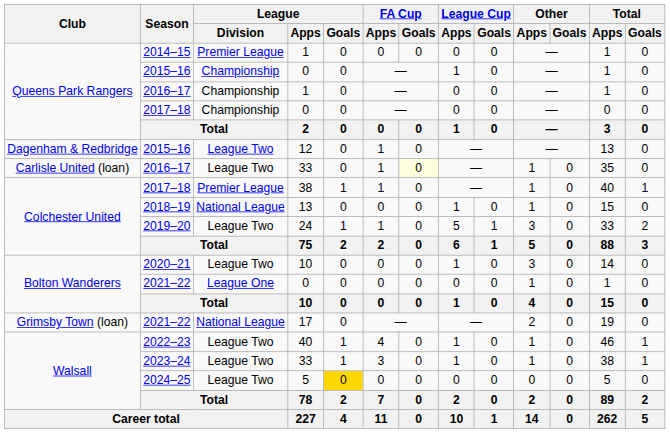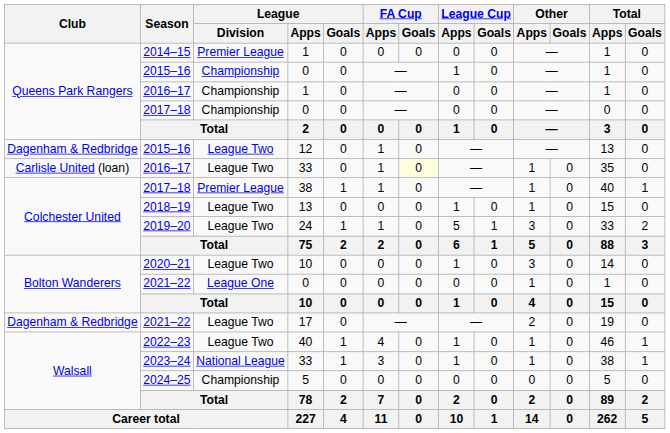(240, 206) National League -> (240, 206) League Two
(72, 322) Grimsby Town (loan) -> (72, 322) Dagenham & Redbridge
(240, 322) National League -> (240, 322) League Two
(240, 361) League Two -> (240, 361) National League
(240, 380) League Two -> (240, 380) Championship
(343, 380) gold background -> (343, 380) no background
